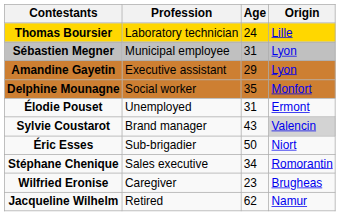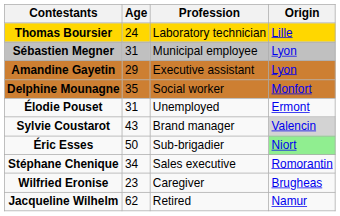columns swapped: (255, 13) <-> (182, 13)
(284, 145) no background -> (284, 145) lightgreen background
